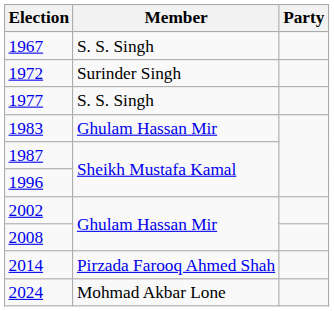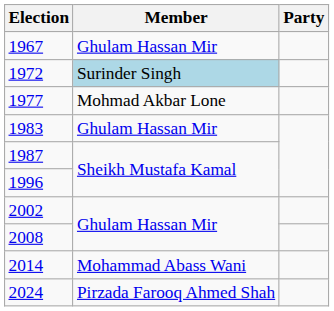(115, 45) S. S. Singh -> (147, 45) Ghulam Hassan Mir
(129, 73) no background -> (129, 73) lightblue background
(115, 100) S. S. Singh -> (151, 100) Mohmad Akbar Lone
(176, 264) Pirzada Farooq Ahmed Shah -> (162, 264) Mohammad Abass Wani
(151, 292) Mohmad Akbar Lone -> (176, 292) Pirzada Farooq Ahmed Shah
